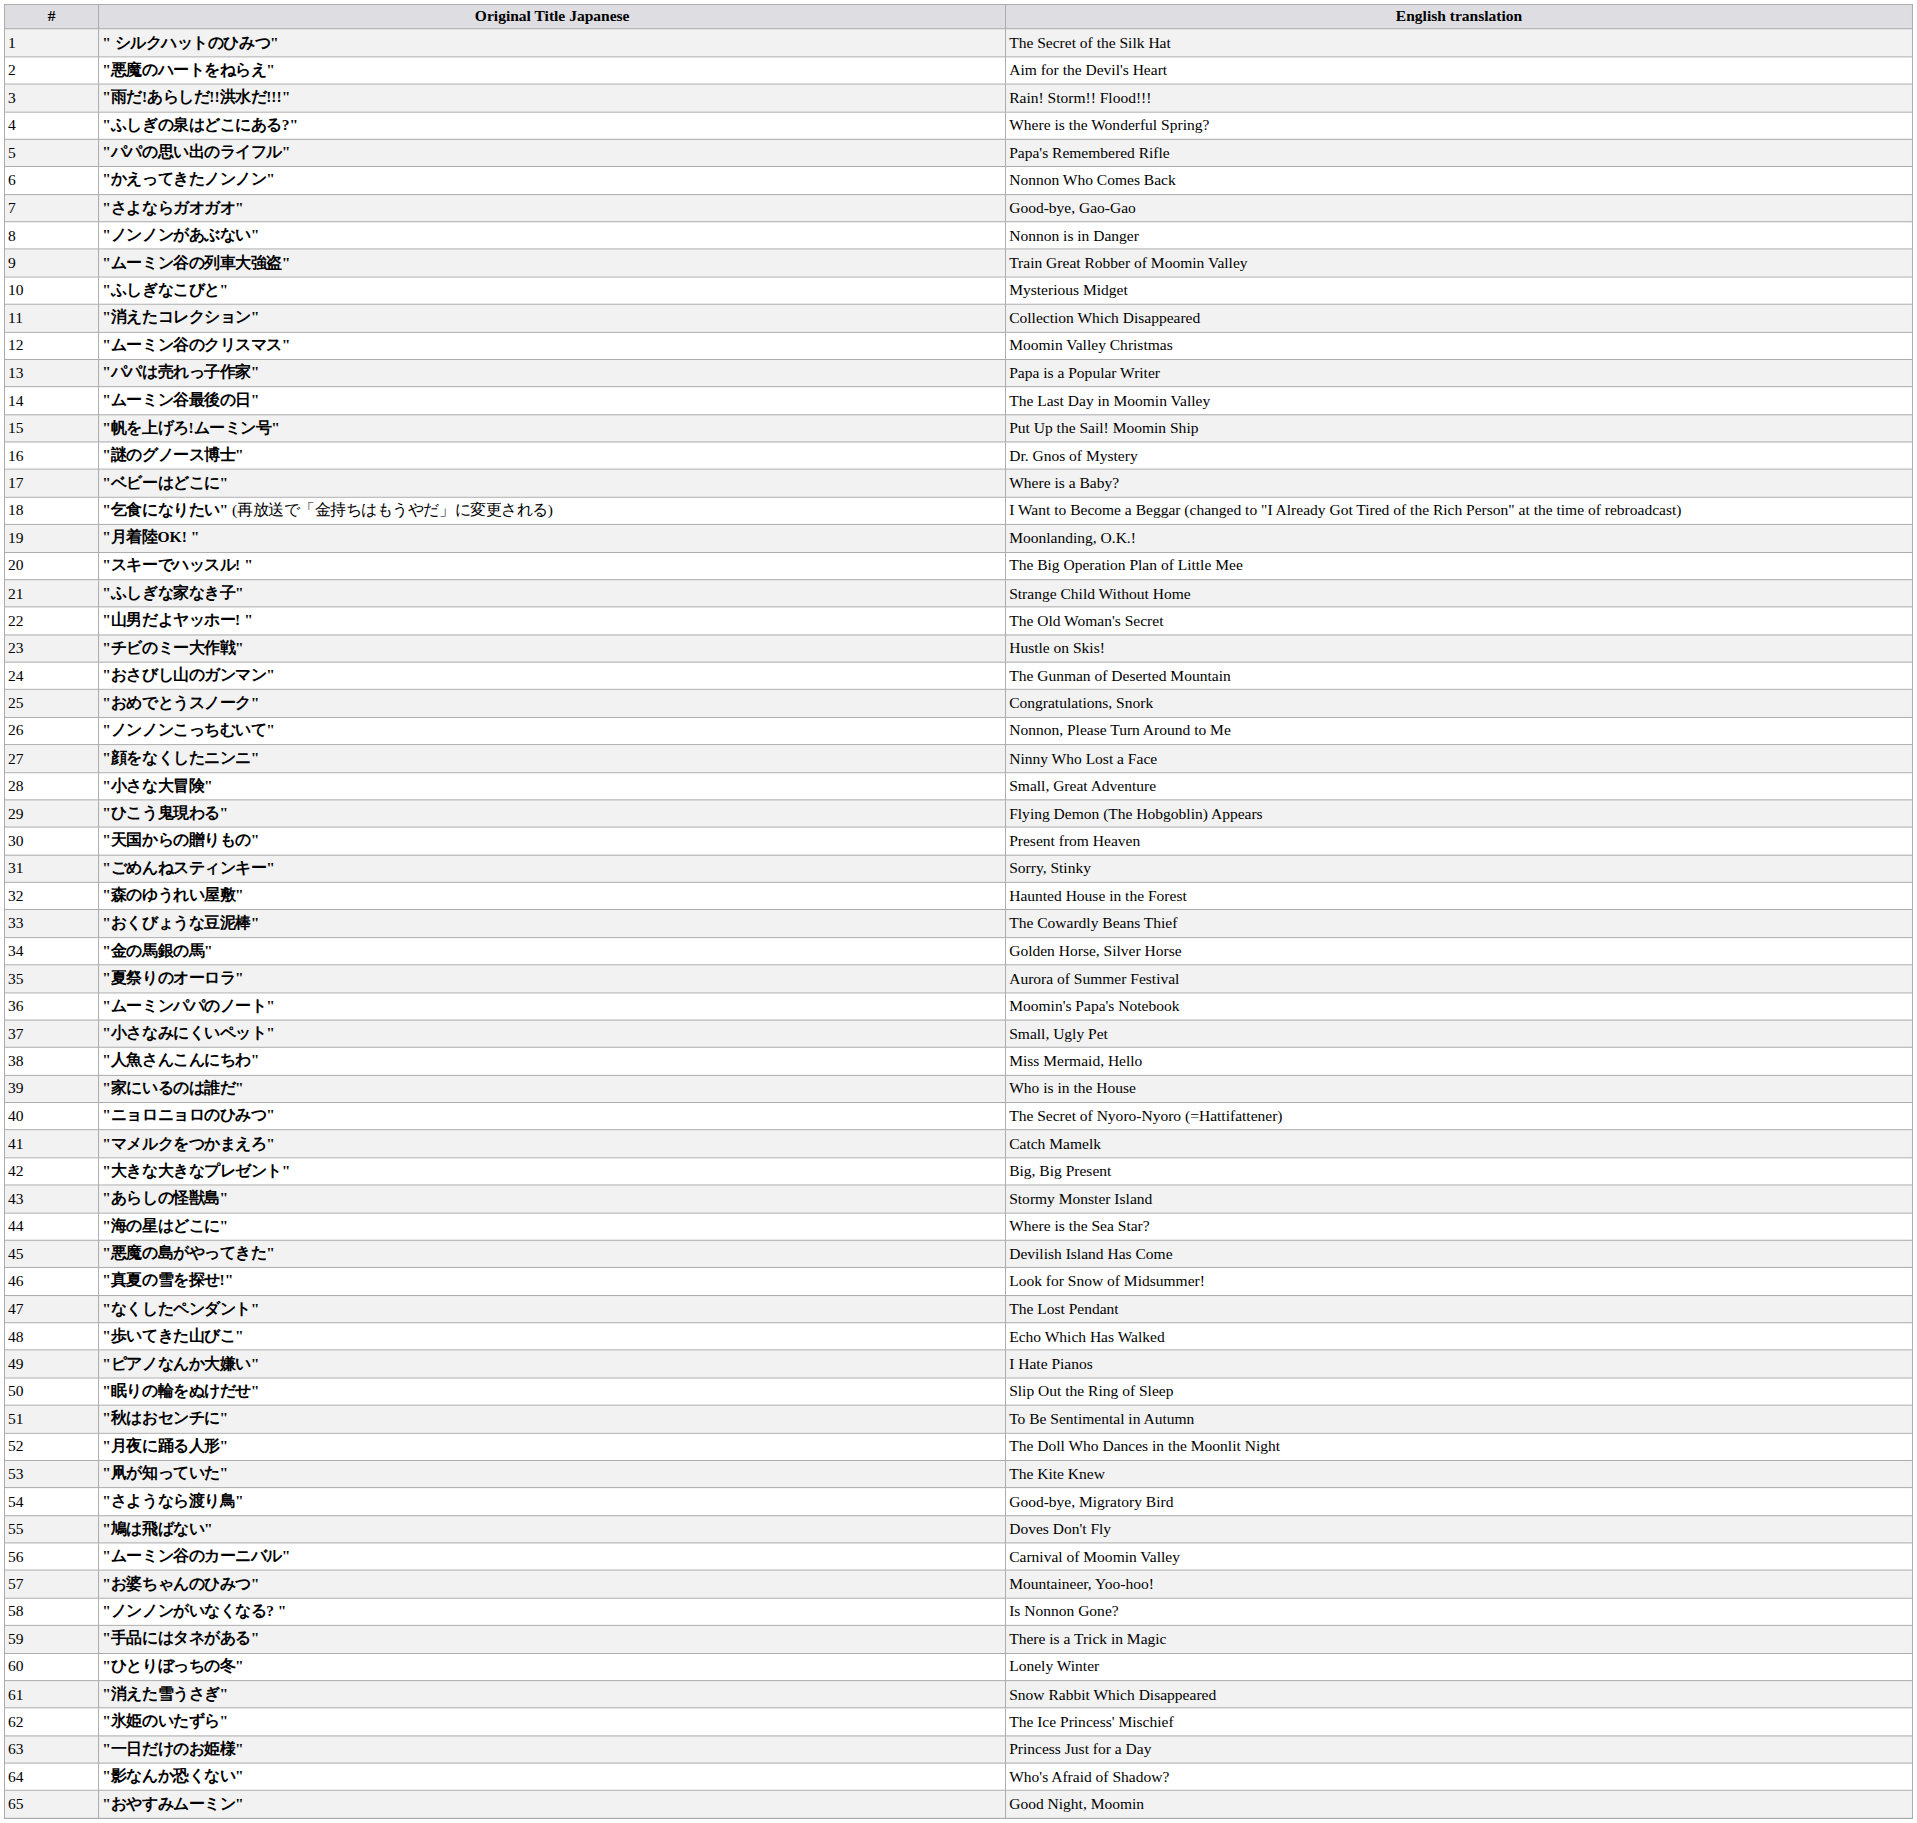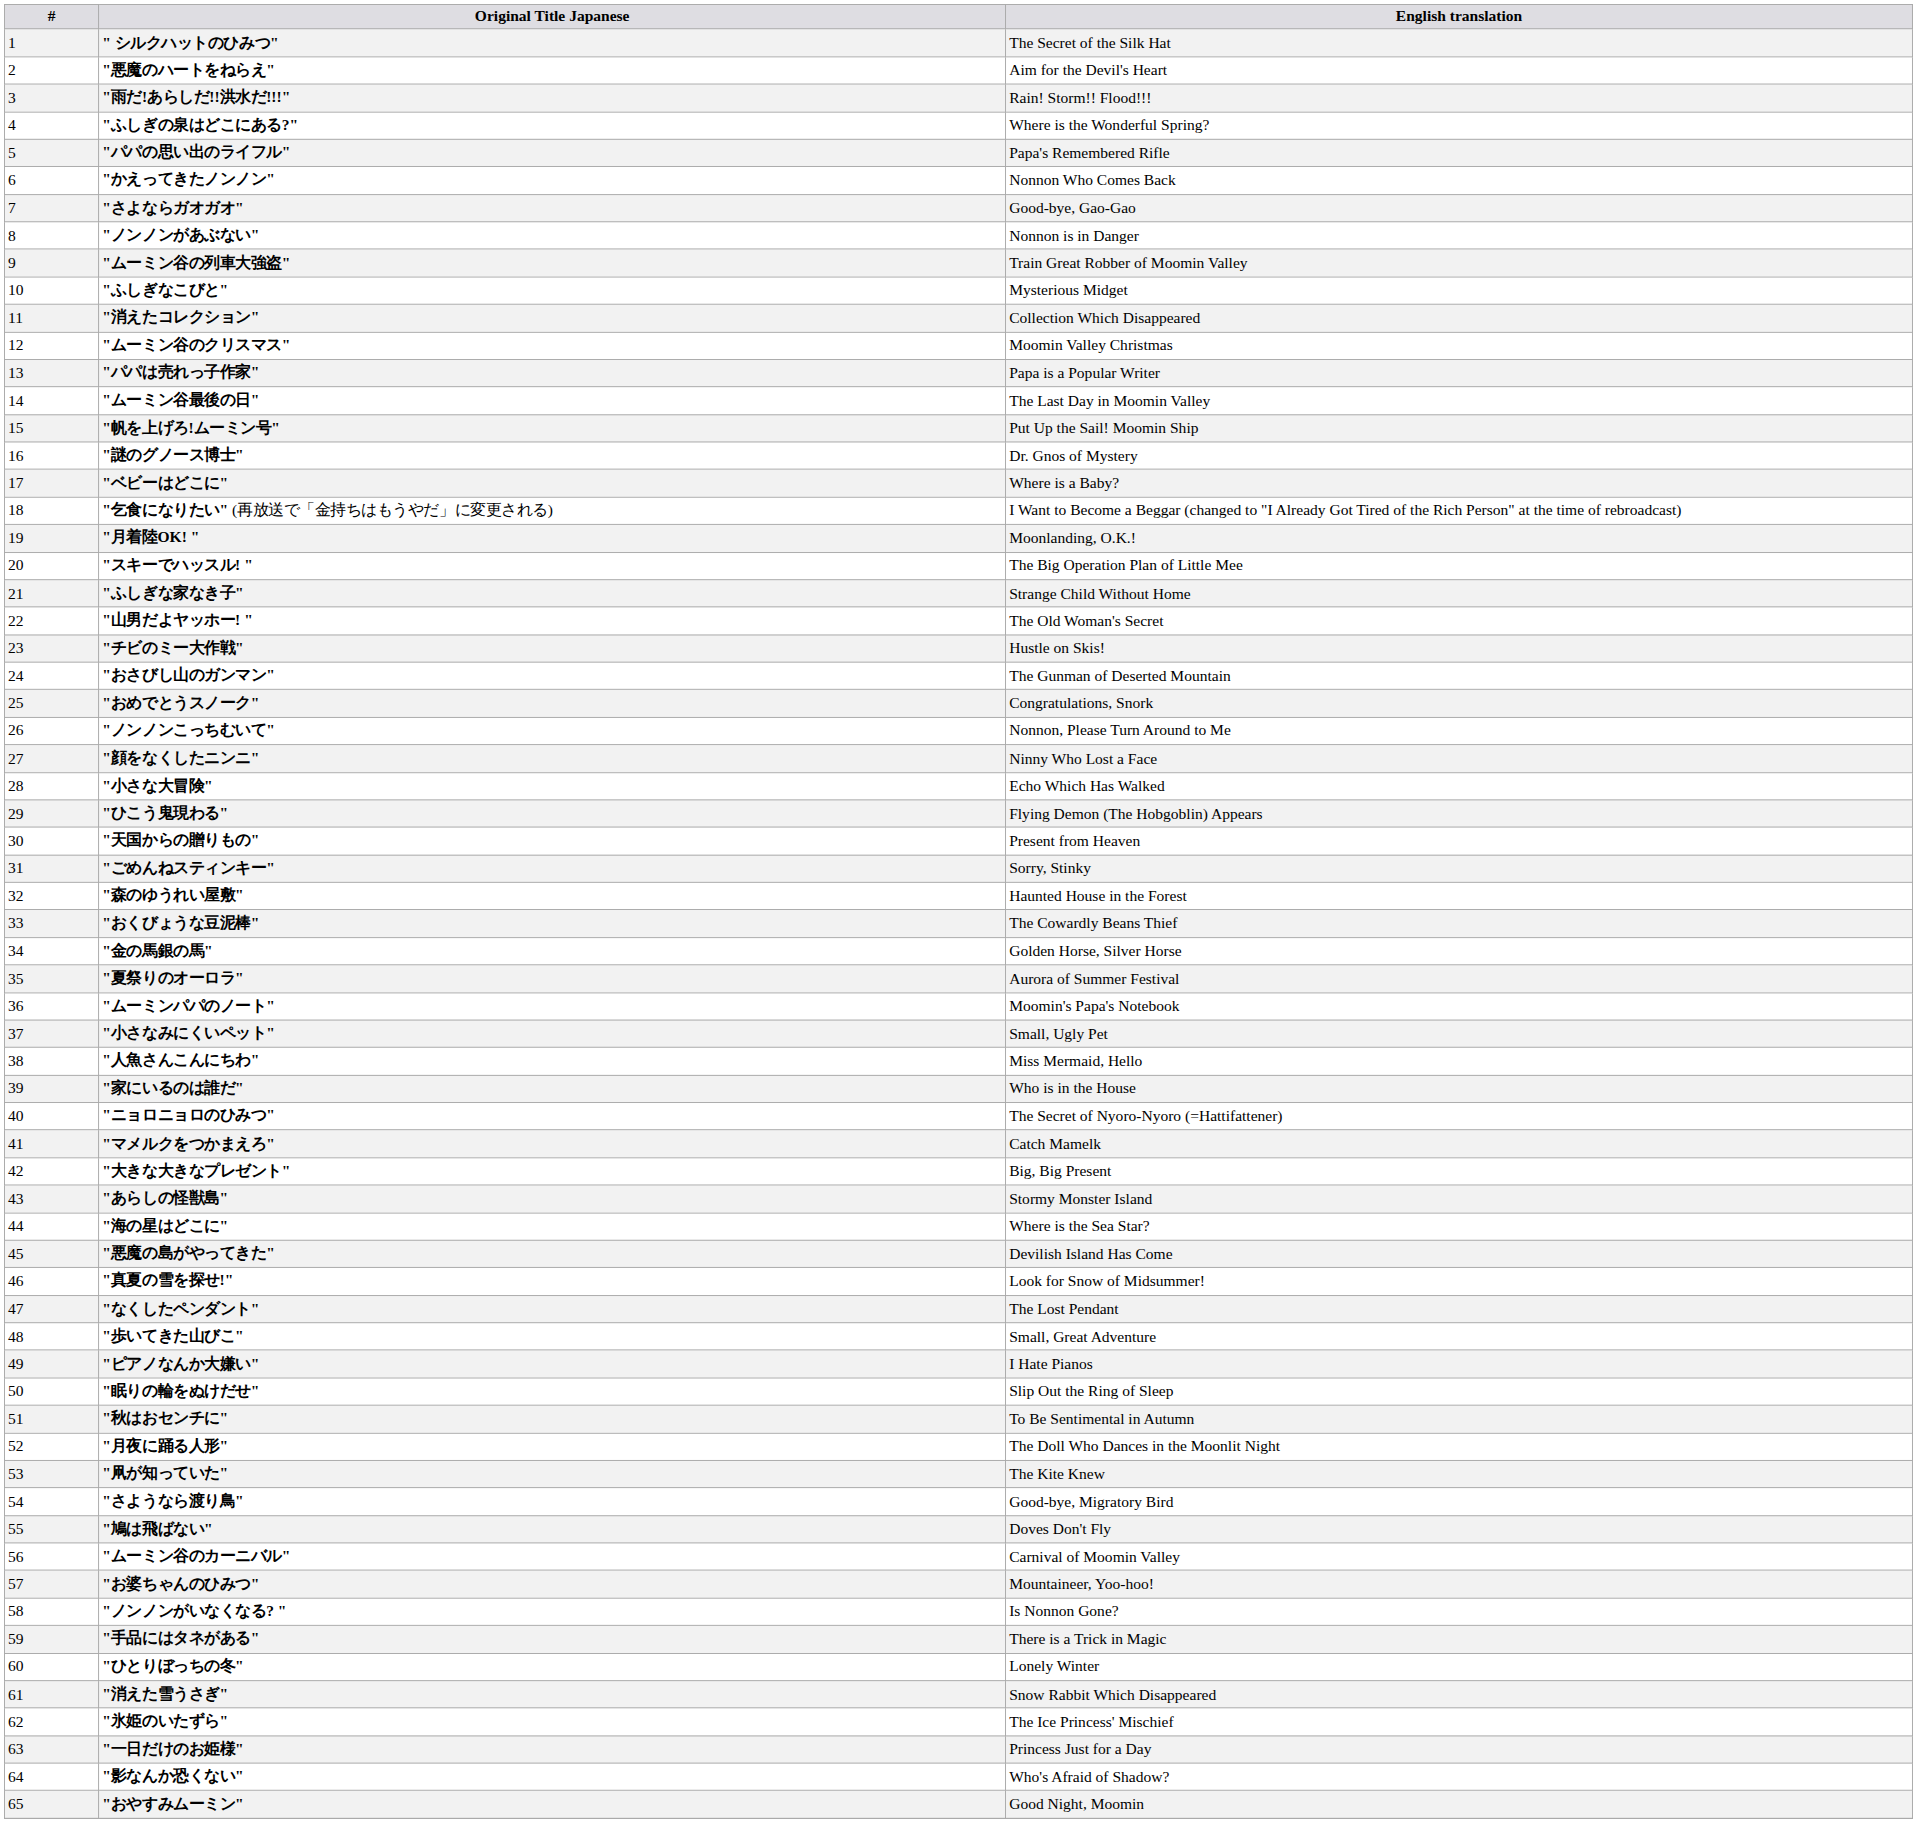(1083, 786) Small, Great Adventure -> (1087, 786) Echo Which Has Walked
(1087, 1336) Echo Which Has Walked -> (1083, 1336) Small, Great Adventure
